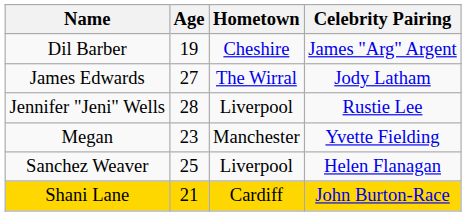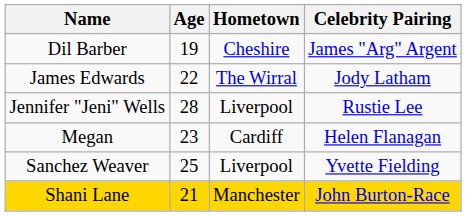(189, 78) 27 -> (189, 78) 22
(256, 136) Manchester -> (256, 136) Cardiff
(382, 136) Yvette Fielding -> (382, 136) Helen Flanagan
(382, 166) Helen Flanagan -> (382, 166) Yvette Fielding
(256, 195) Cardiff -> (256, 195) Manchester
